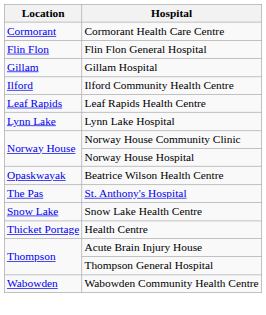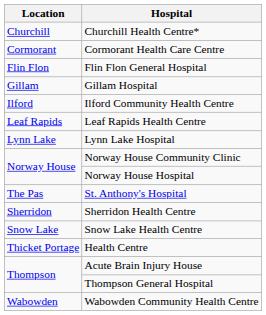+ row: (142, 31)
- row: (154, 175)
+ row: (140, 211)
